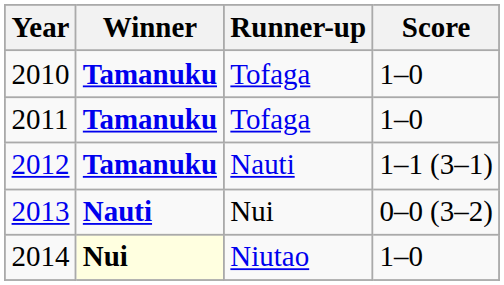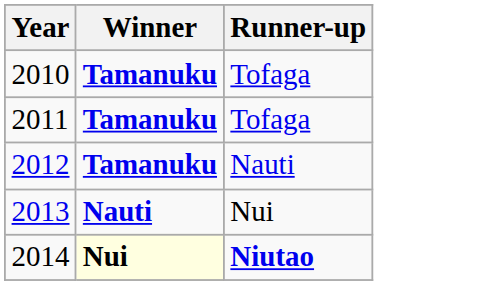- column: (436, 27)
(270, 257) normal -> (272, 257) bold
